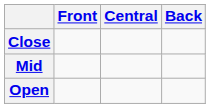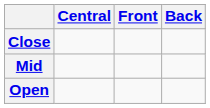columns swapped: (77, 16) <-> (131, 16)
